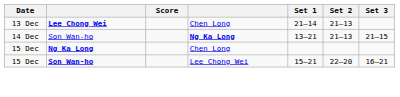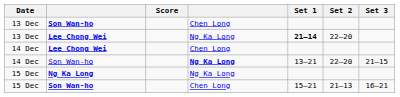+ row: (25, 23)
(210, 23) Chen Long -> (212, 35) Ng Ka Long
(305, 23) normal -> (305, 35) bold
(341, 23) 21–13 -> (341, 35) 22–20
+ row: (25, 48)
(341, 35) 21–13 -> (341, 61) 22–20
(210, 48) Chen Long -> (212, 73) Ng Ka Long
(219, 61) Lee Chong Wei -> (210, 86) Chen Long
(341, 61) 22–20 -> (341, 86) 21–13
